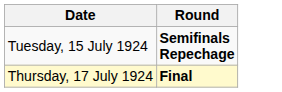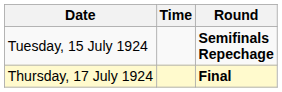+ column: (176, 15)
